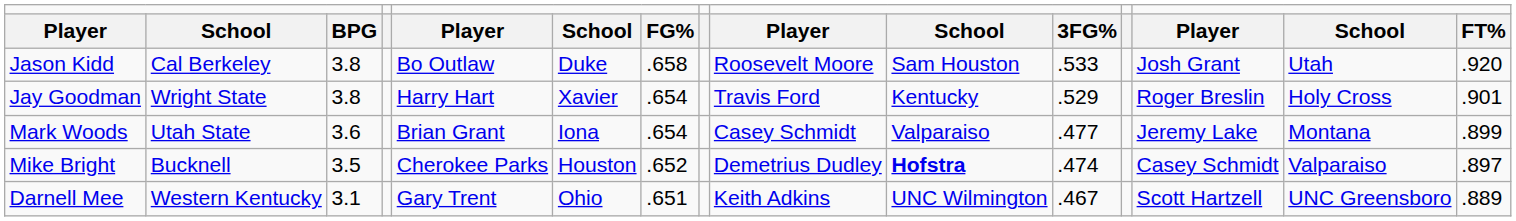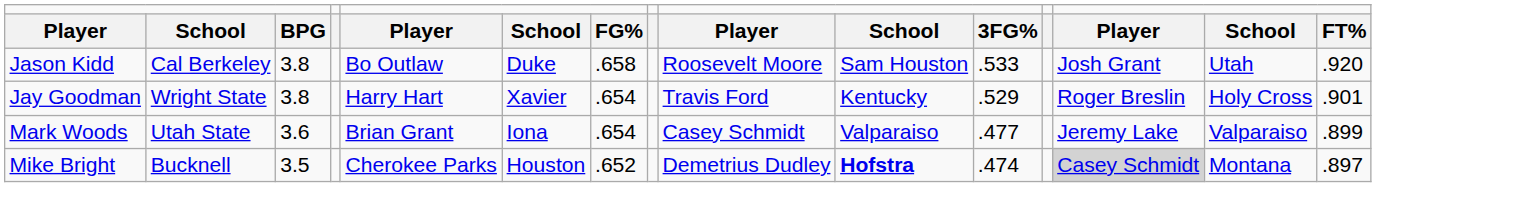(1329, 131) Montana -> (1258, 131) Valparaiso
(1208, 164) no background -> (1128, 164) lightgrey background
(1337, 164) Valparaiso -> (1250, 164) Montana
- row: (66, 198)
